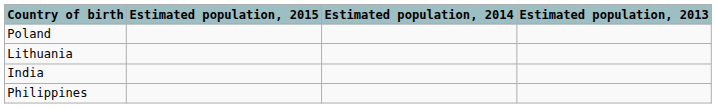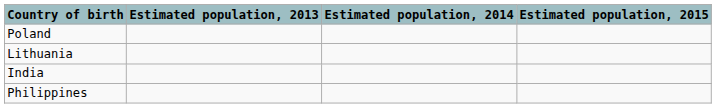columns swapped: (614, 14) <-> (224, 14)
